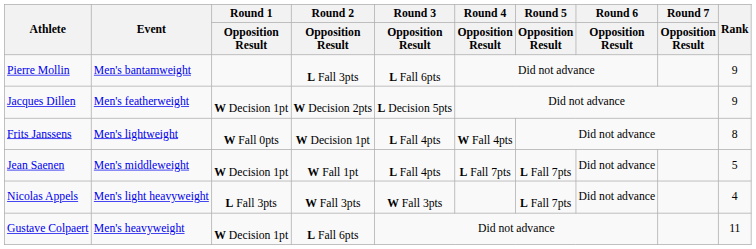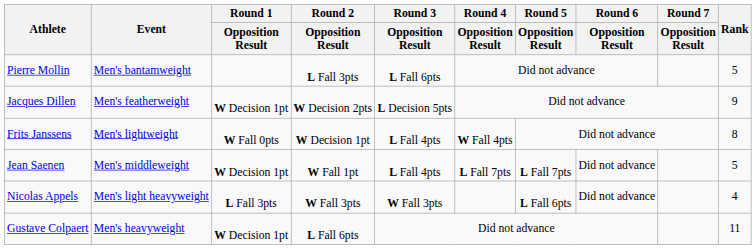(735, 70) 9 -> (735, 70) 5
(546, 203) L Fall 7pts -> (546, 203) L Fall 6pts
